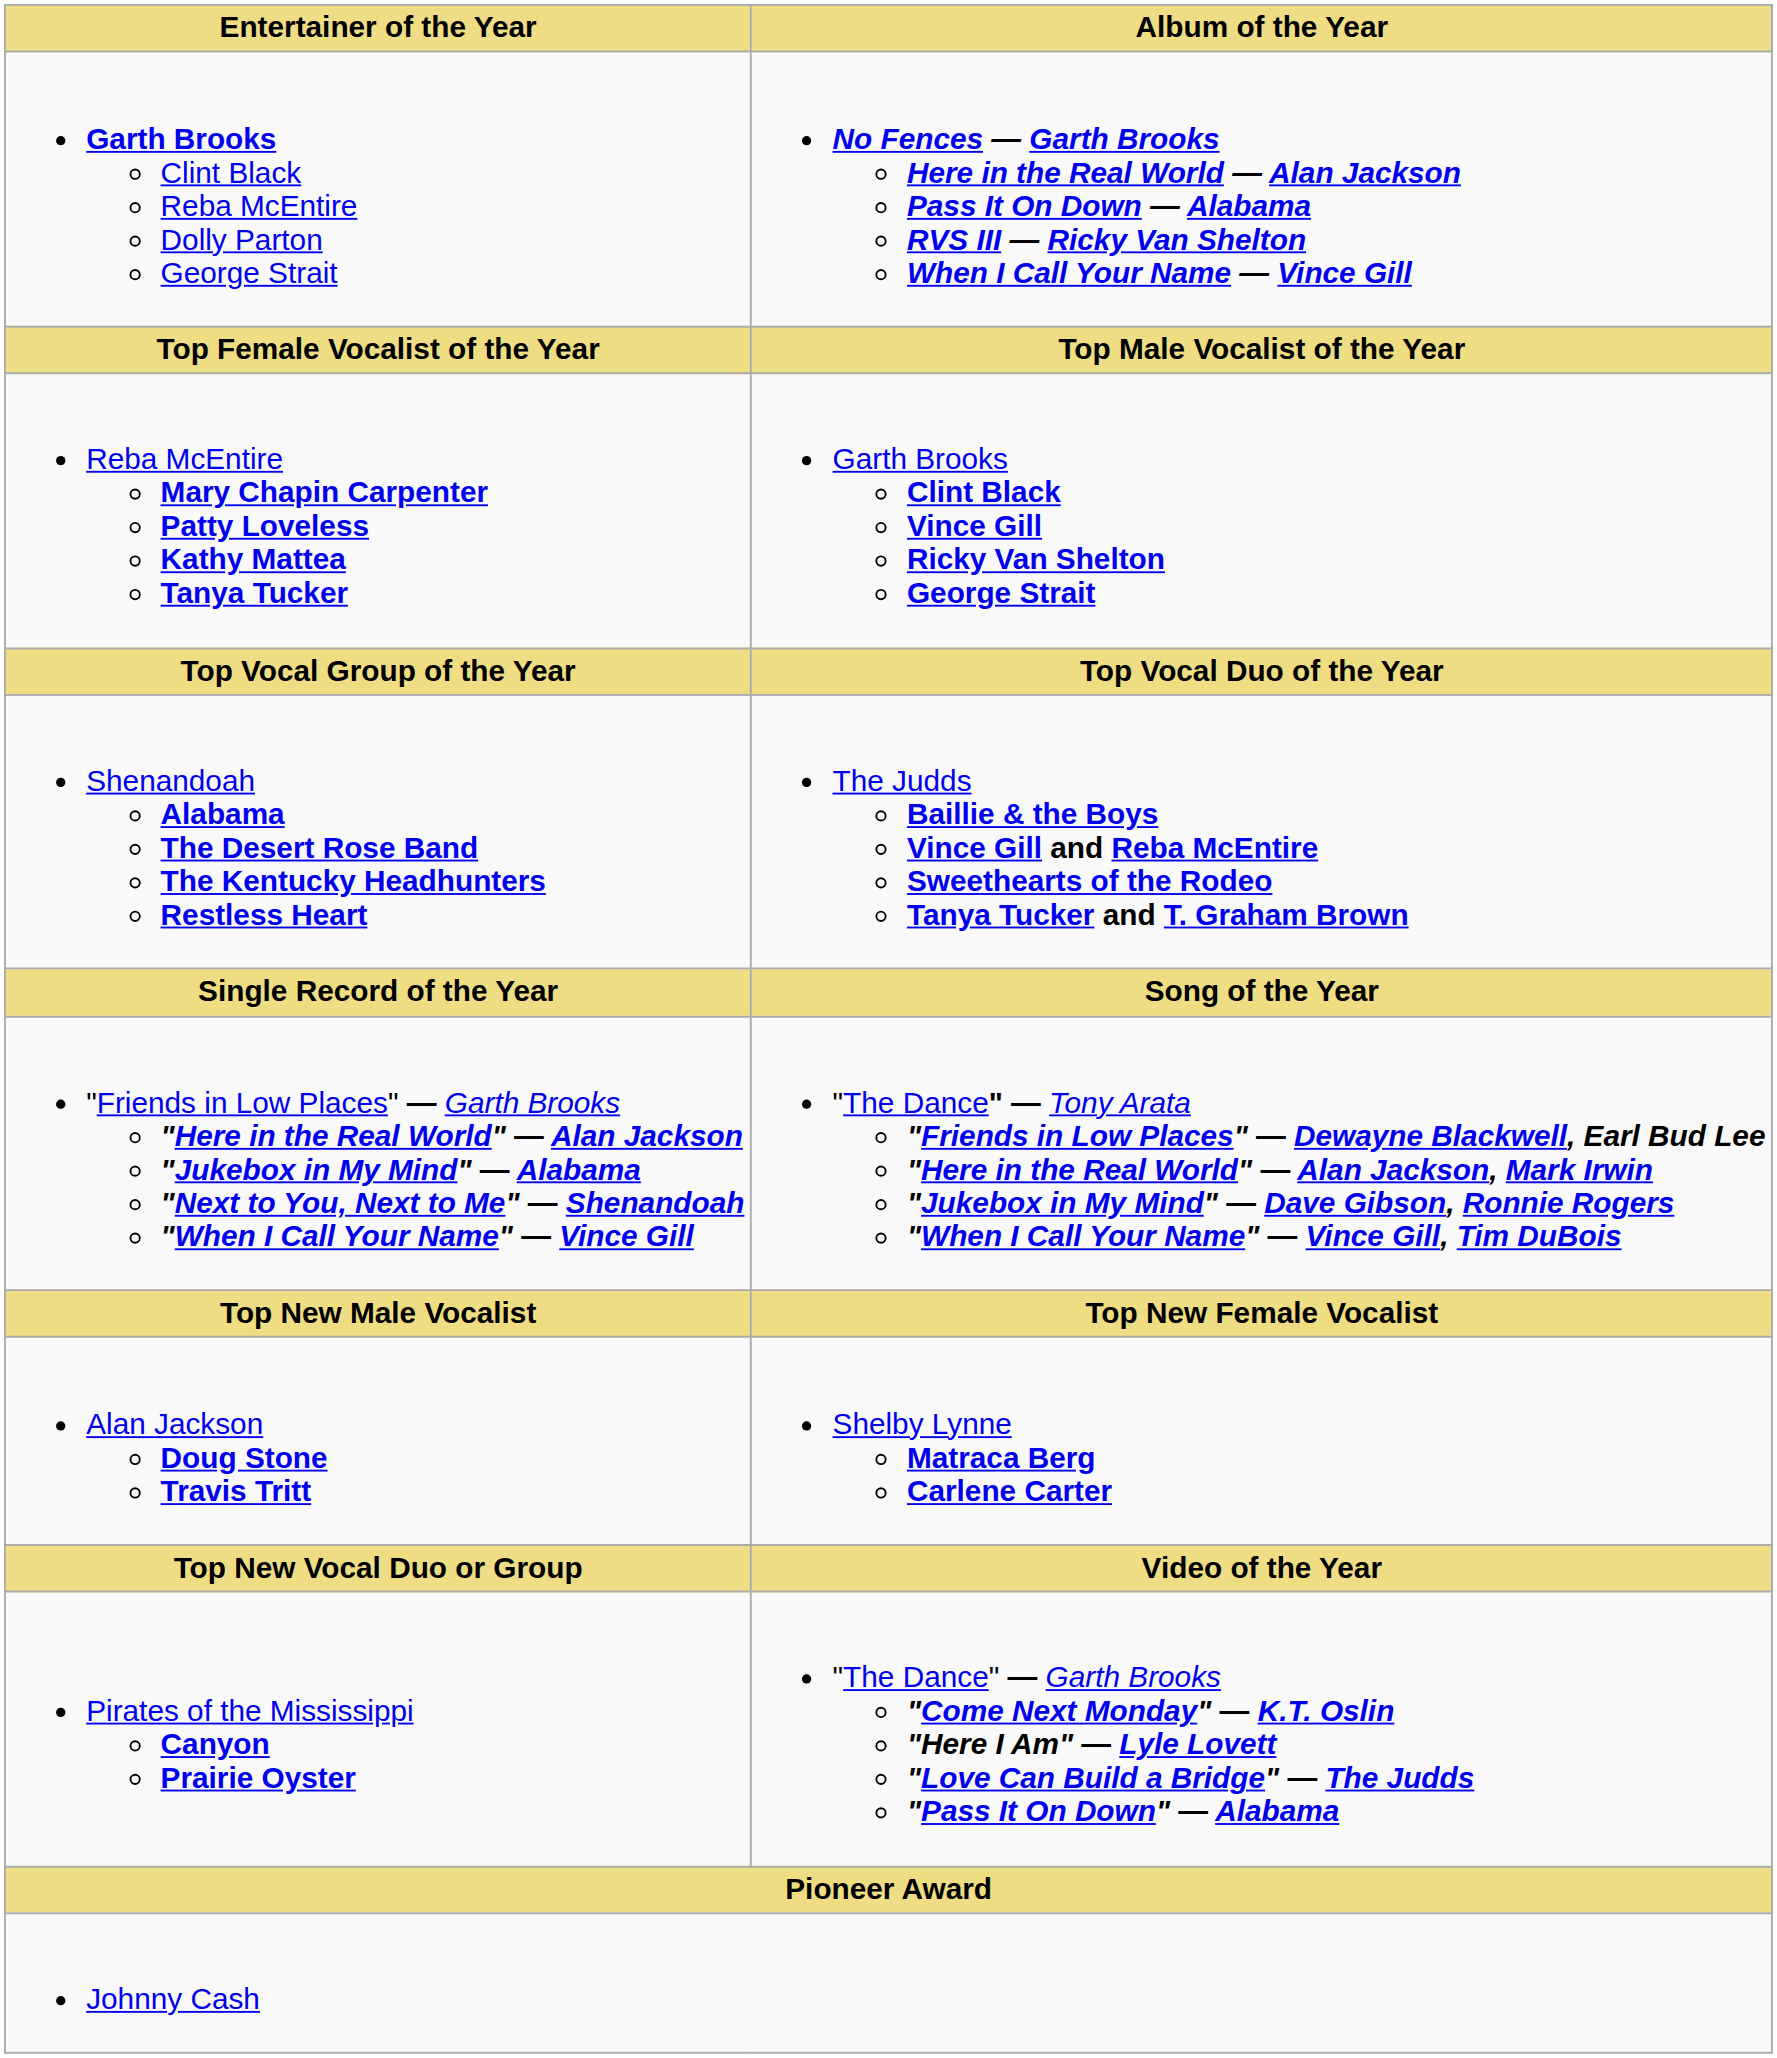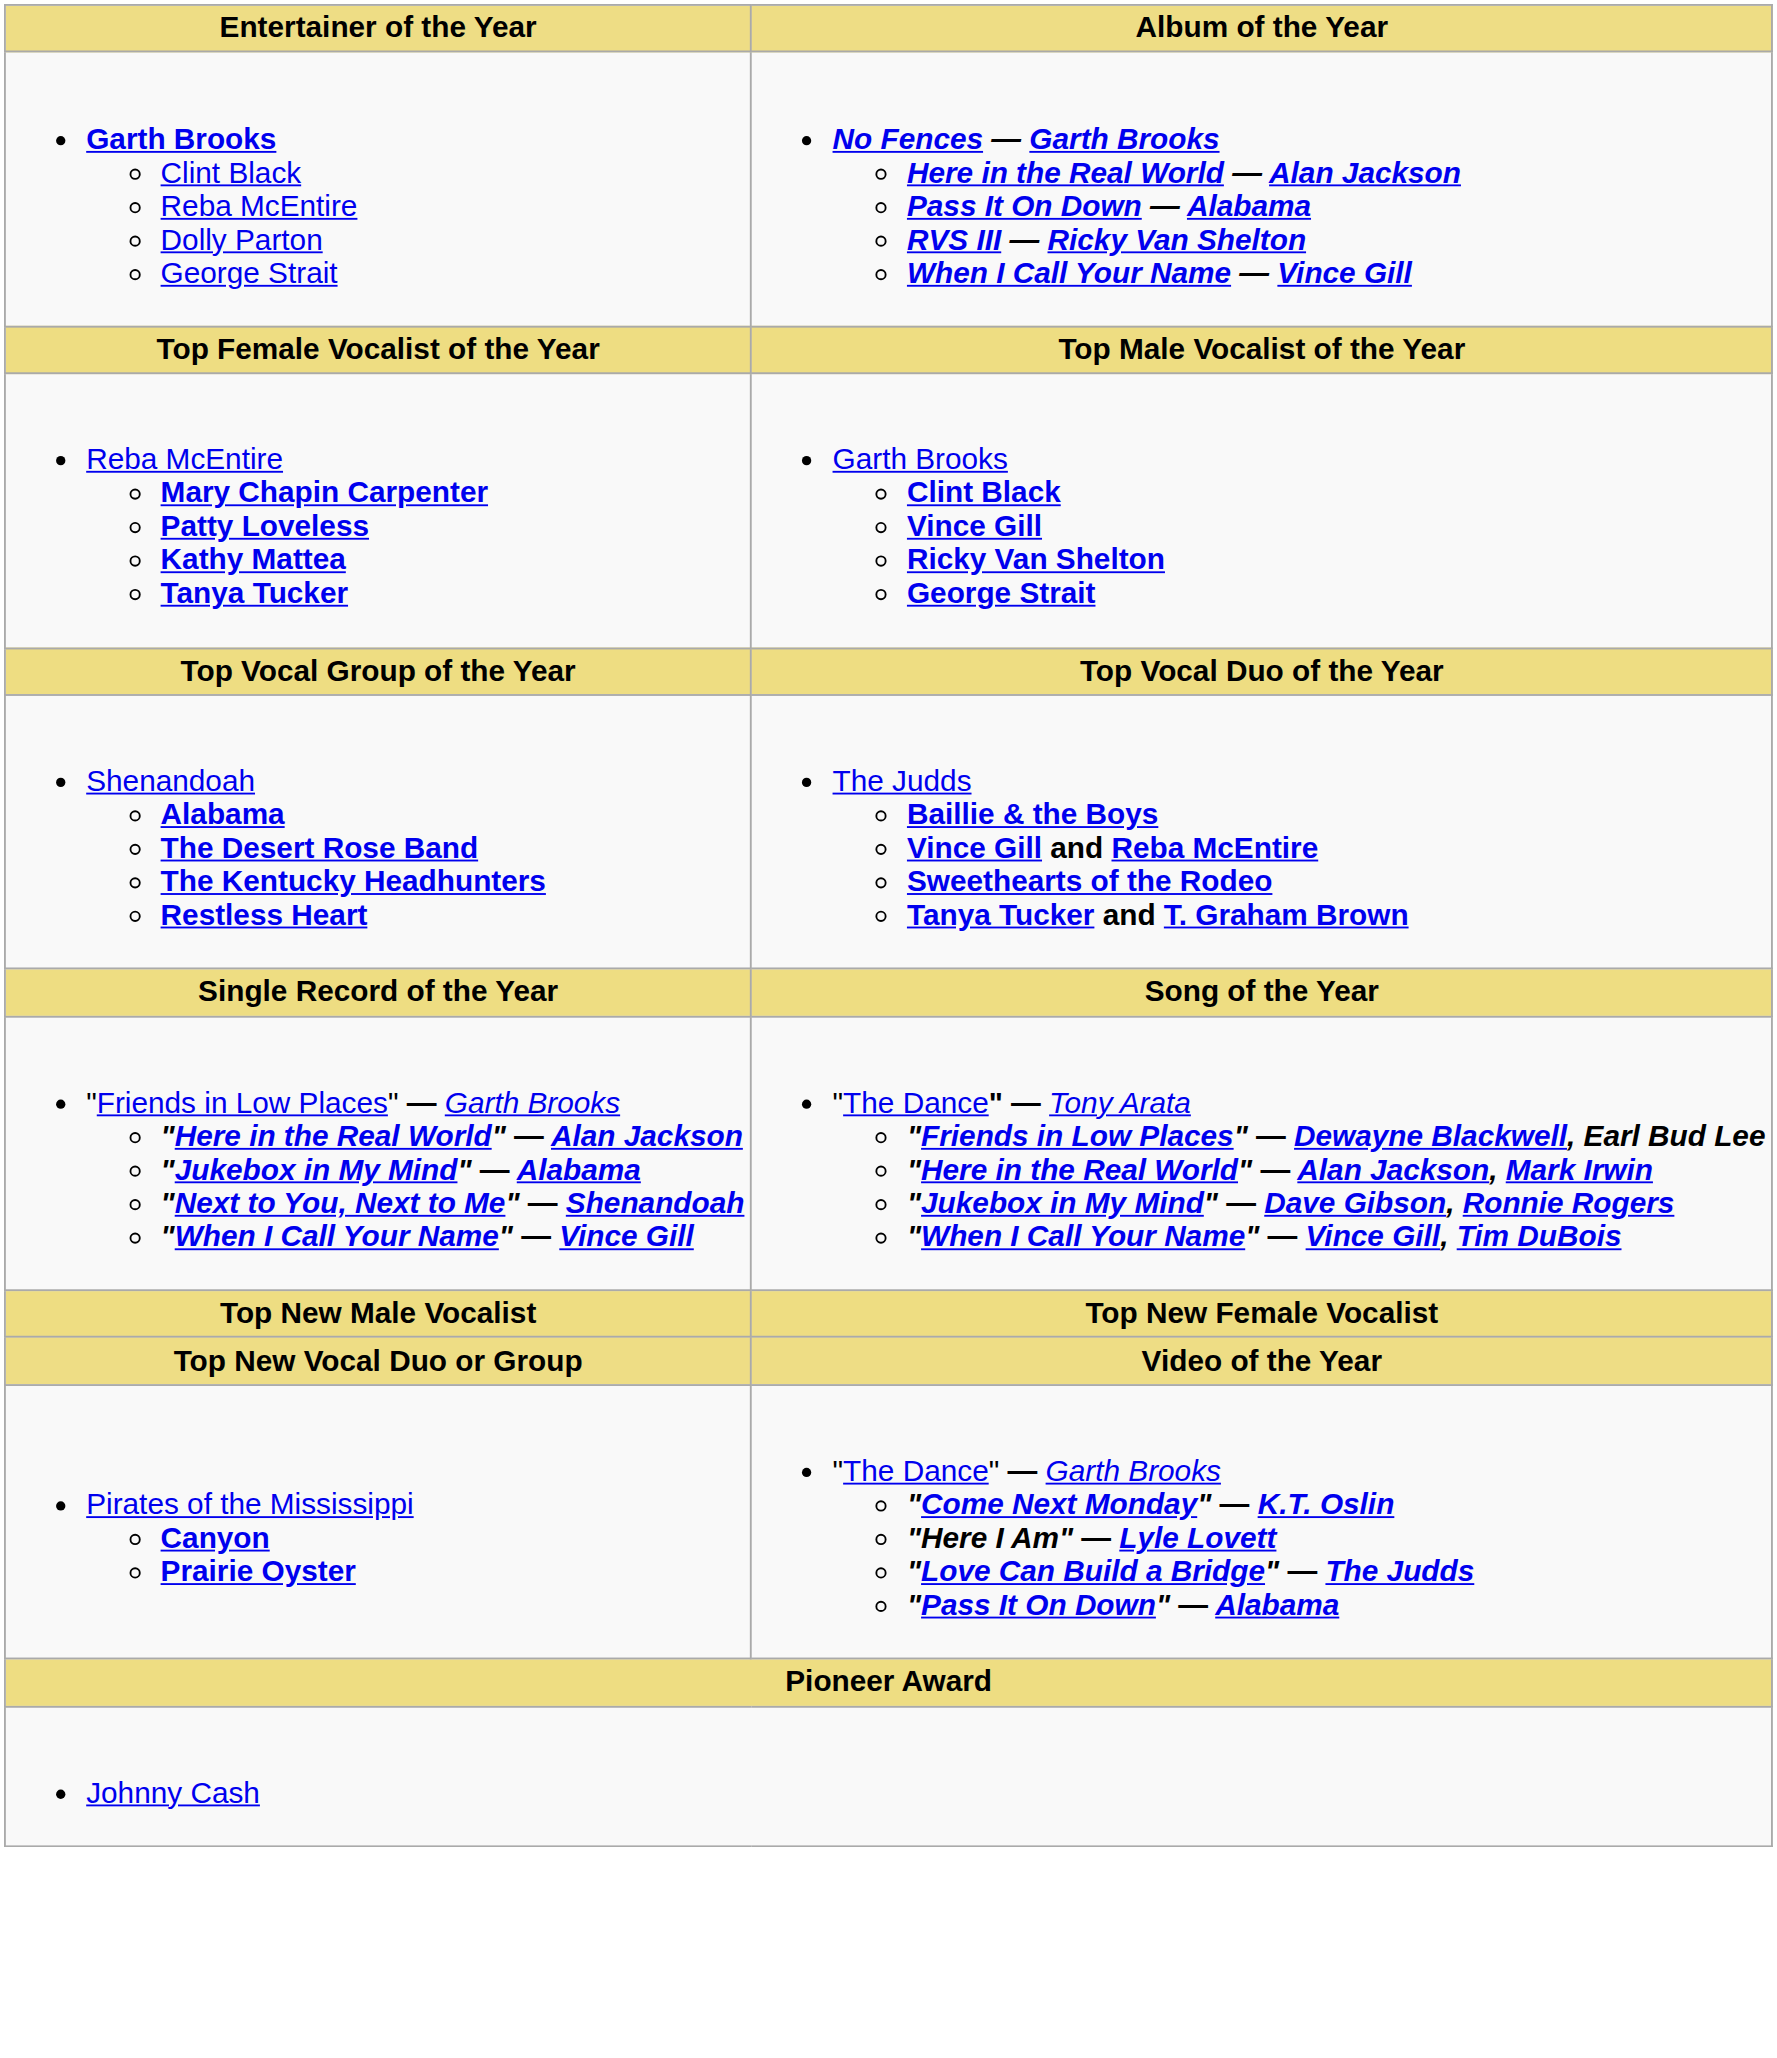- row: (378, 1458)
